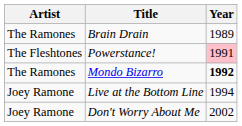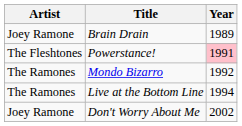(41, 33) The Ramones -> (41, 33) Joey Ramone
(222, 72) bold -> (222, 72) normal
(41, 92) Joey Ramone -> (41, 92) The Ramones
